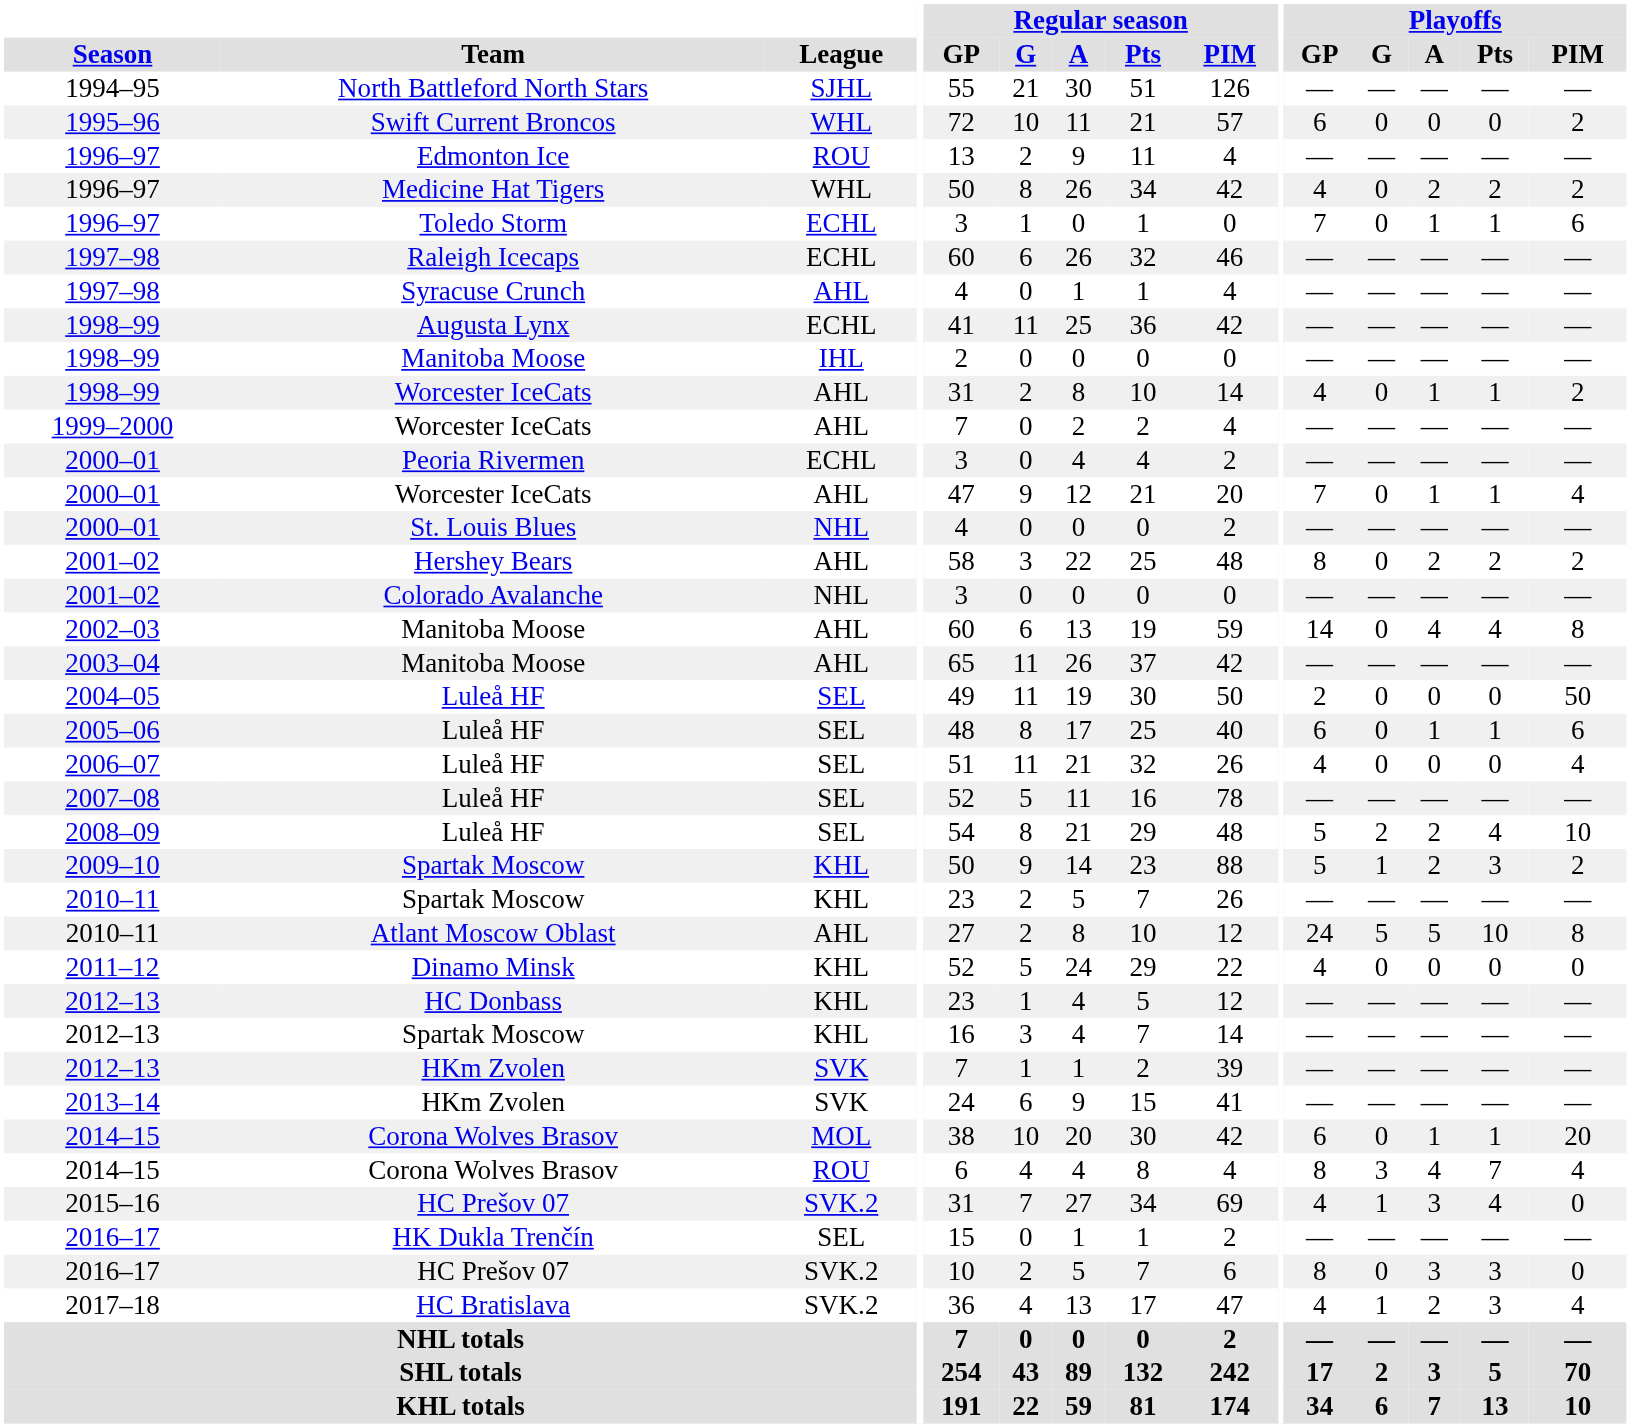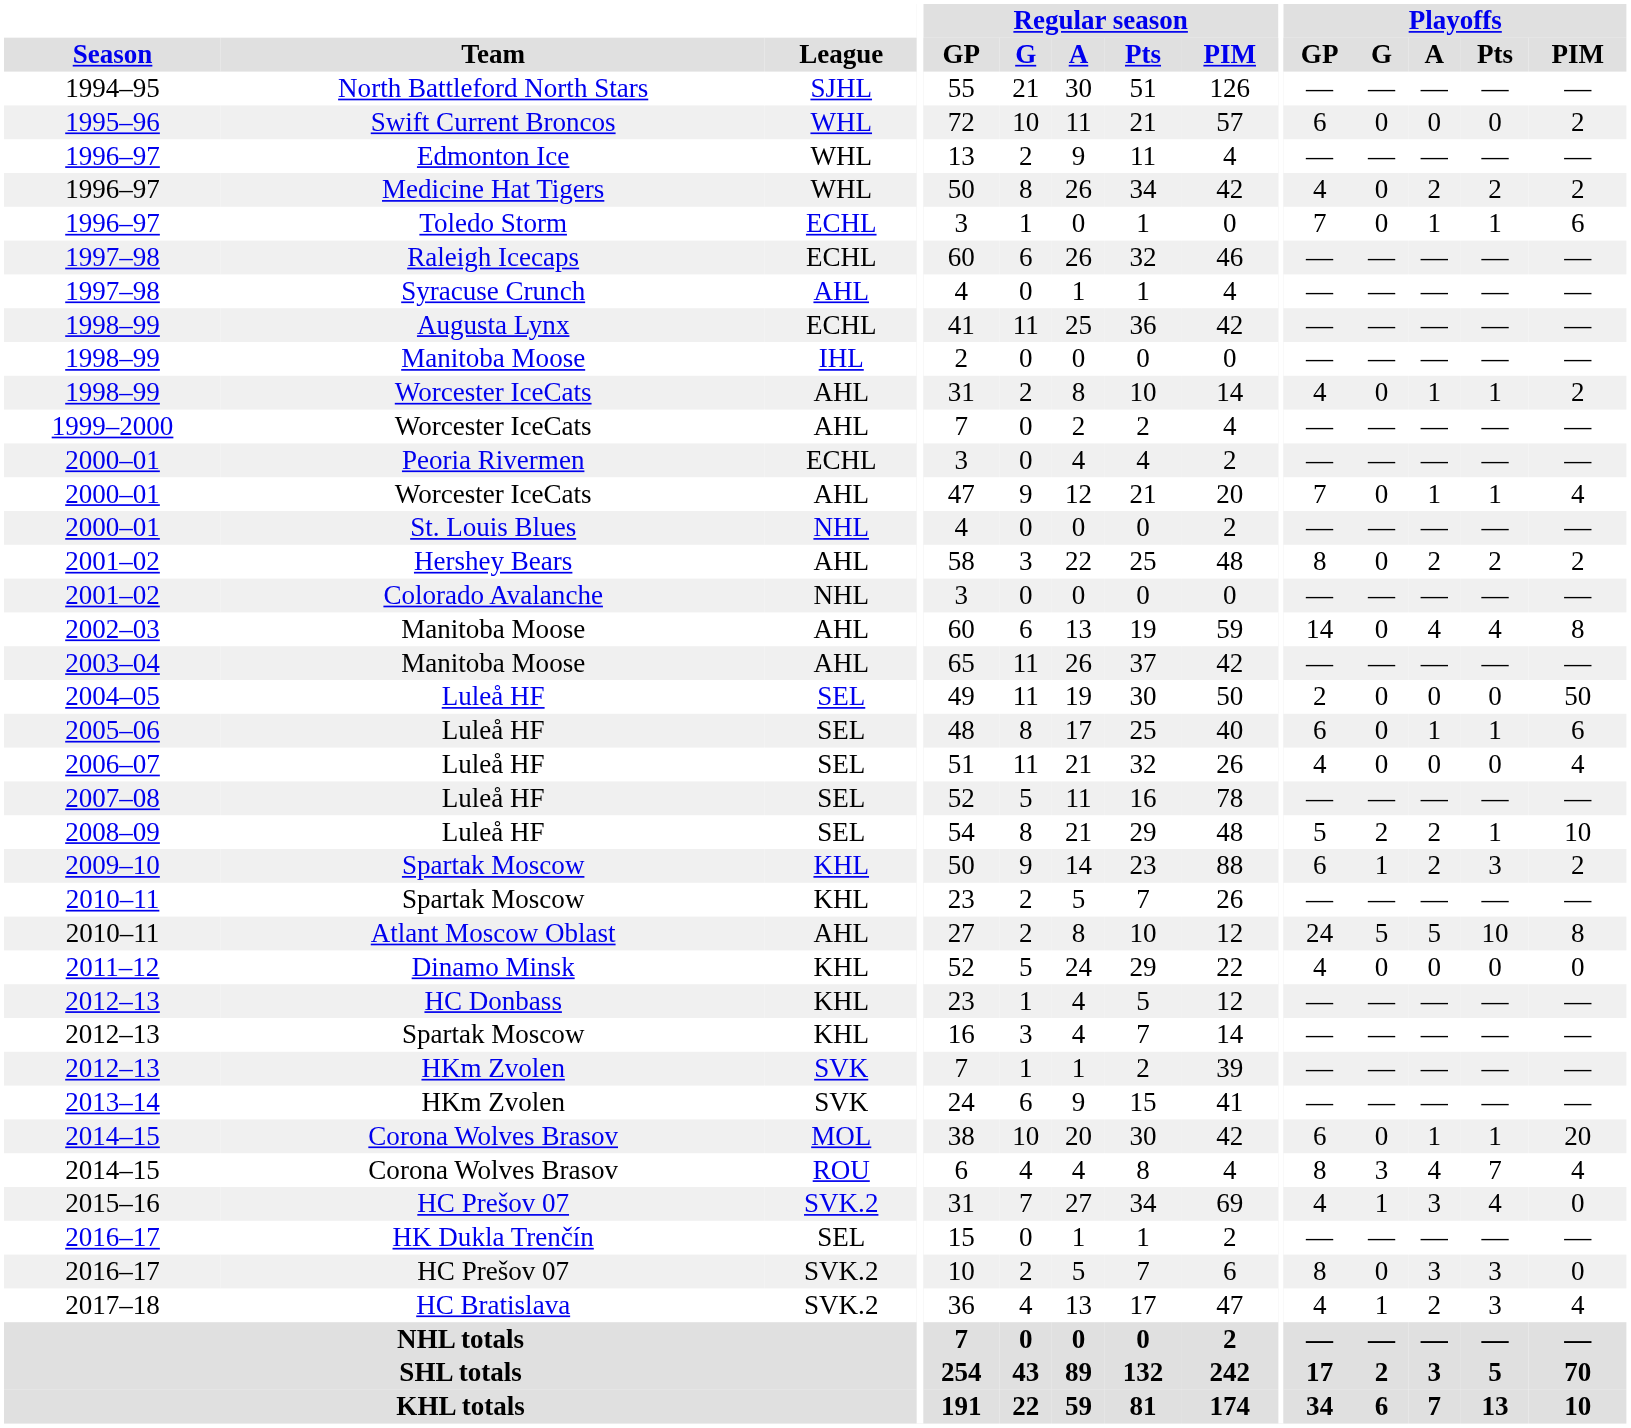(841, 155) ROU -> (841, 155) WHL
(1495, 831) 4 -> (1495, 831) 1
(1320, 865) 5 -> (1320, 865) 6
